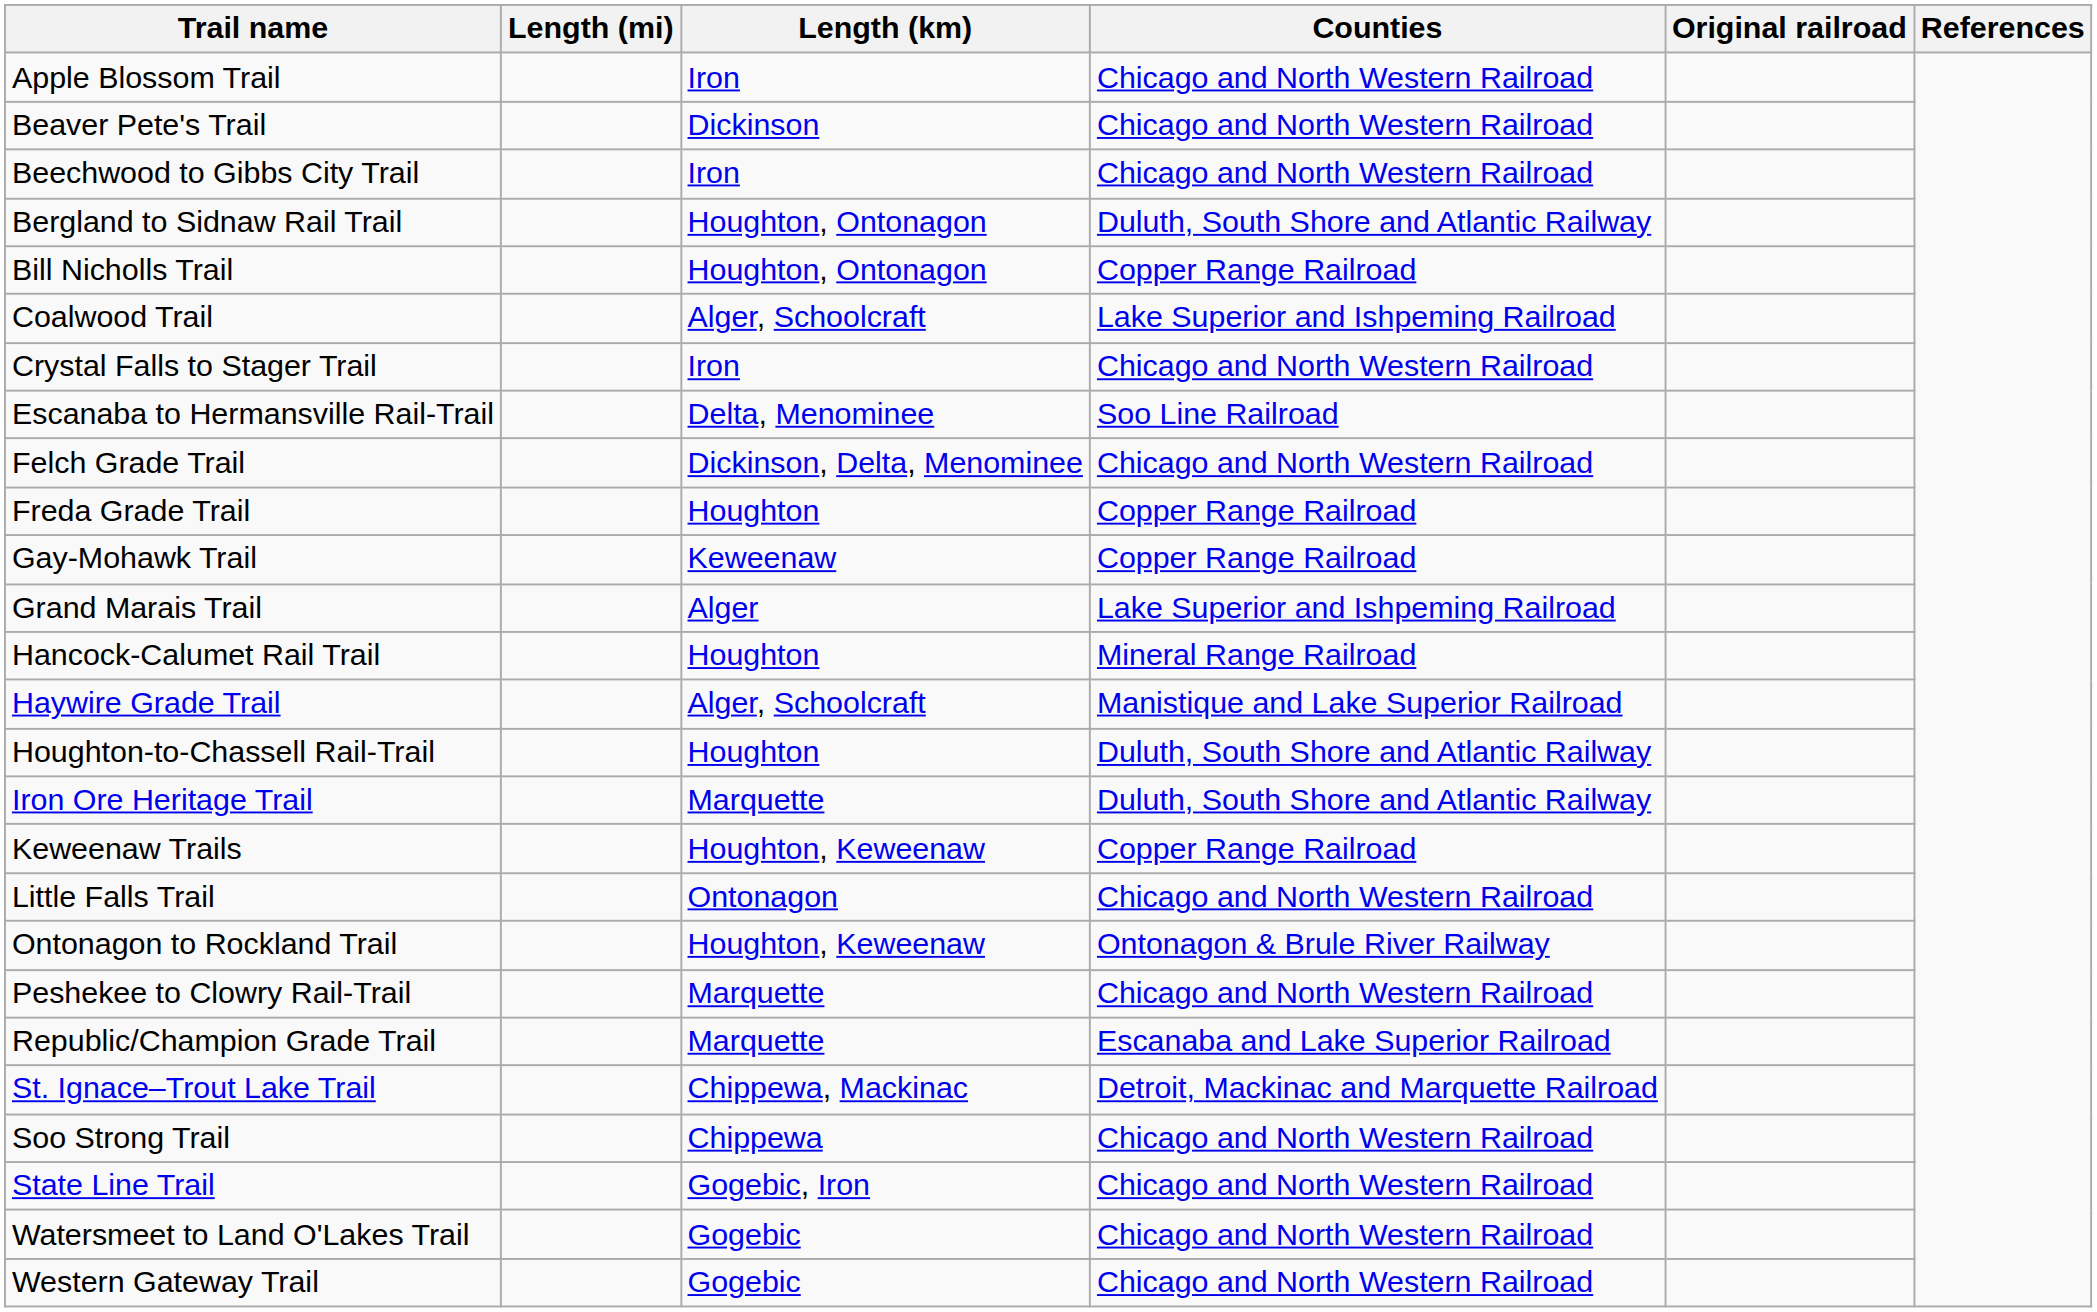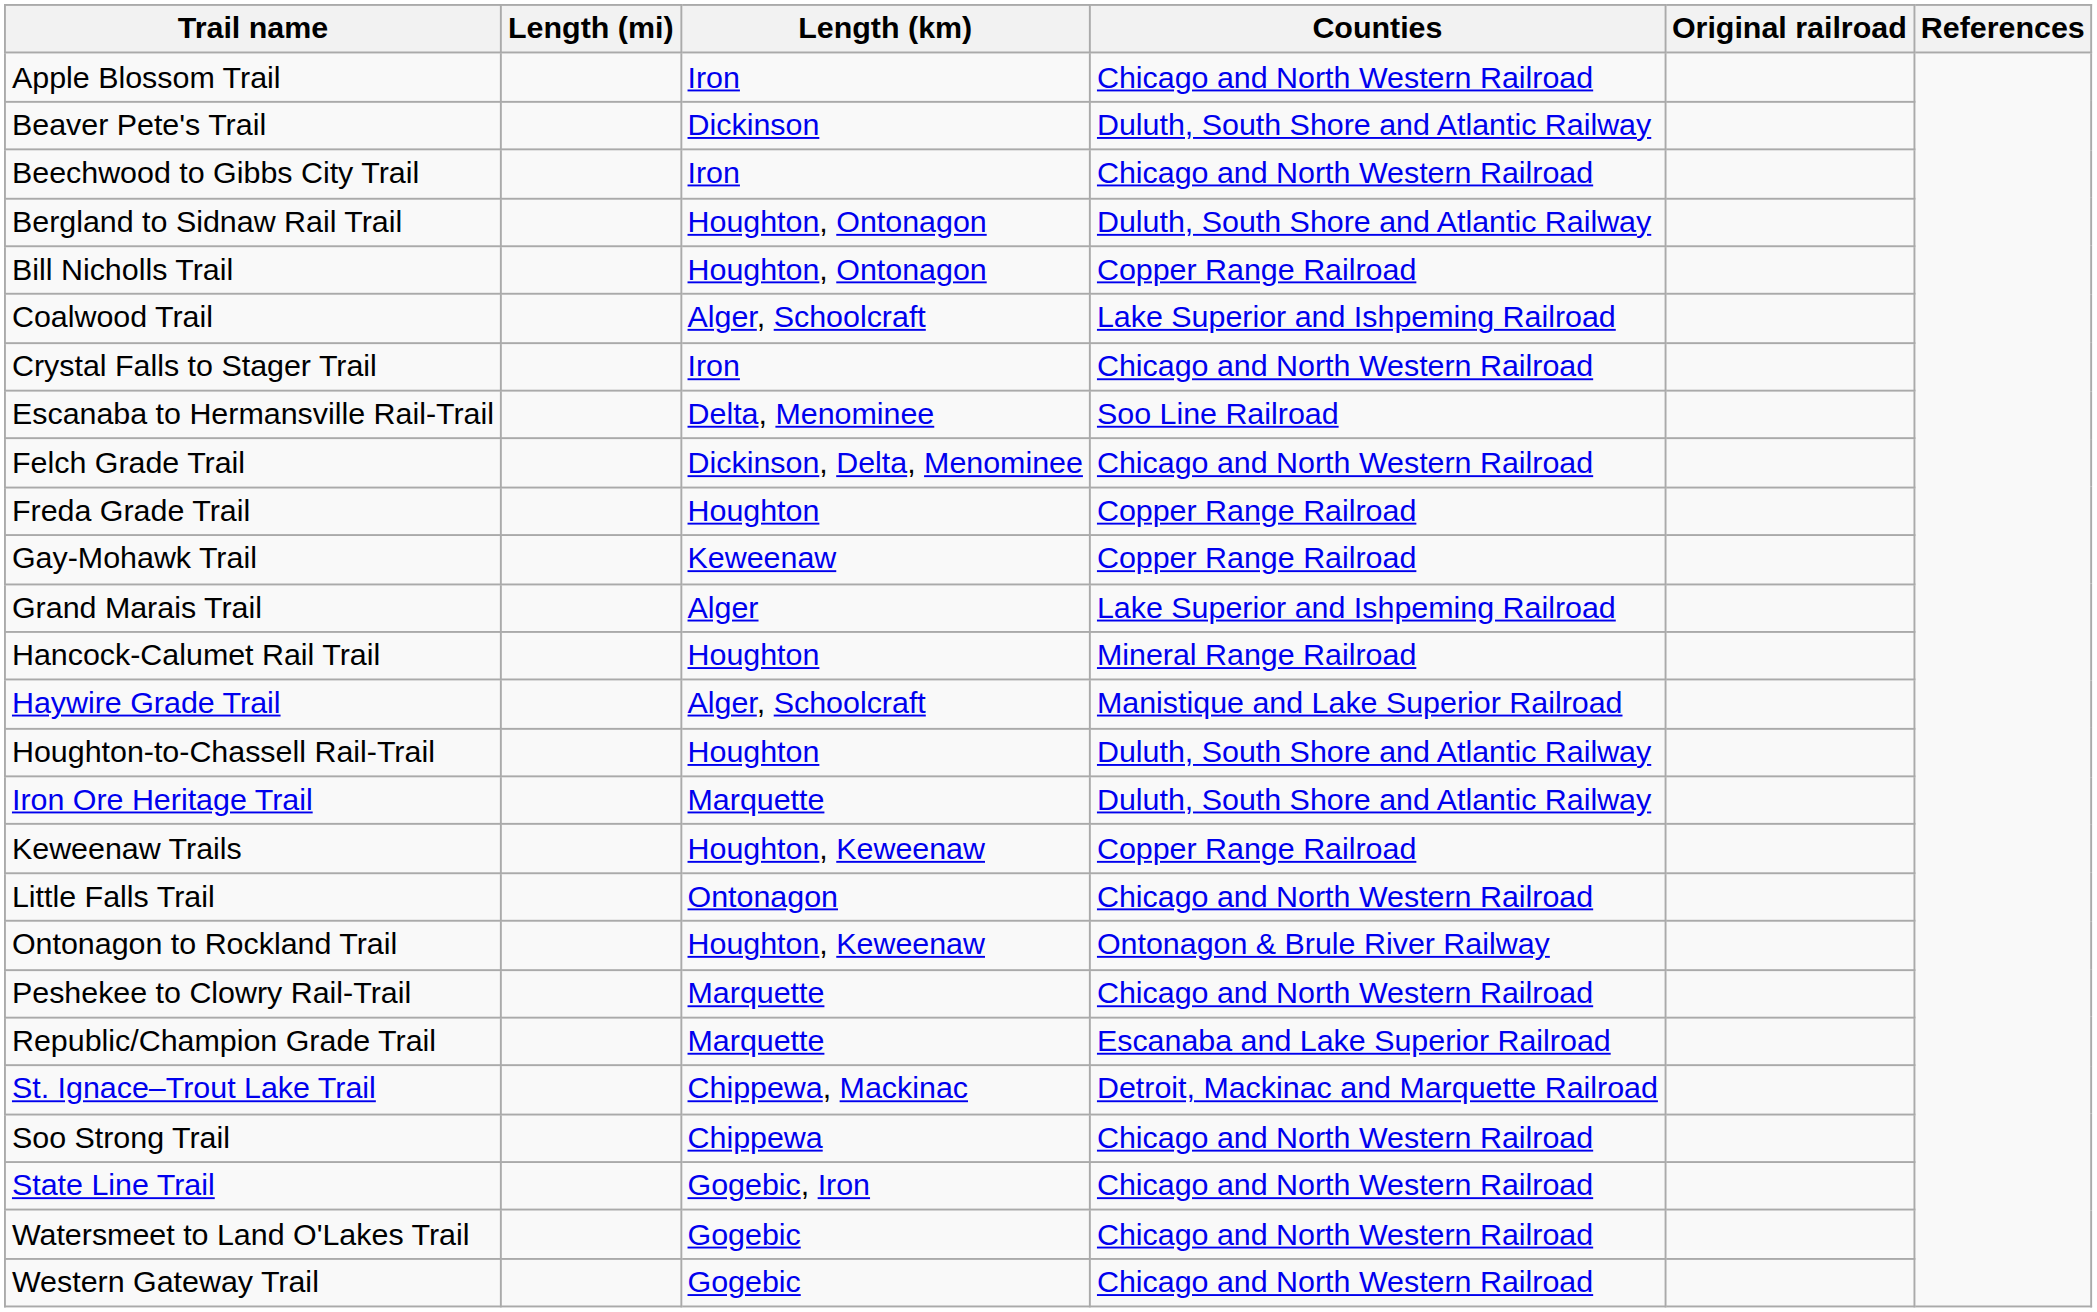(1345, 125) Chicago and North Western Railroad -> (1374, 125) Duluth, South Shore and Atlantic Railway
